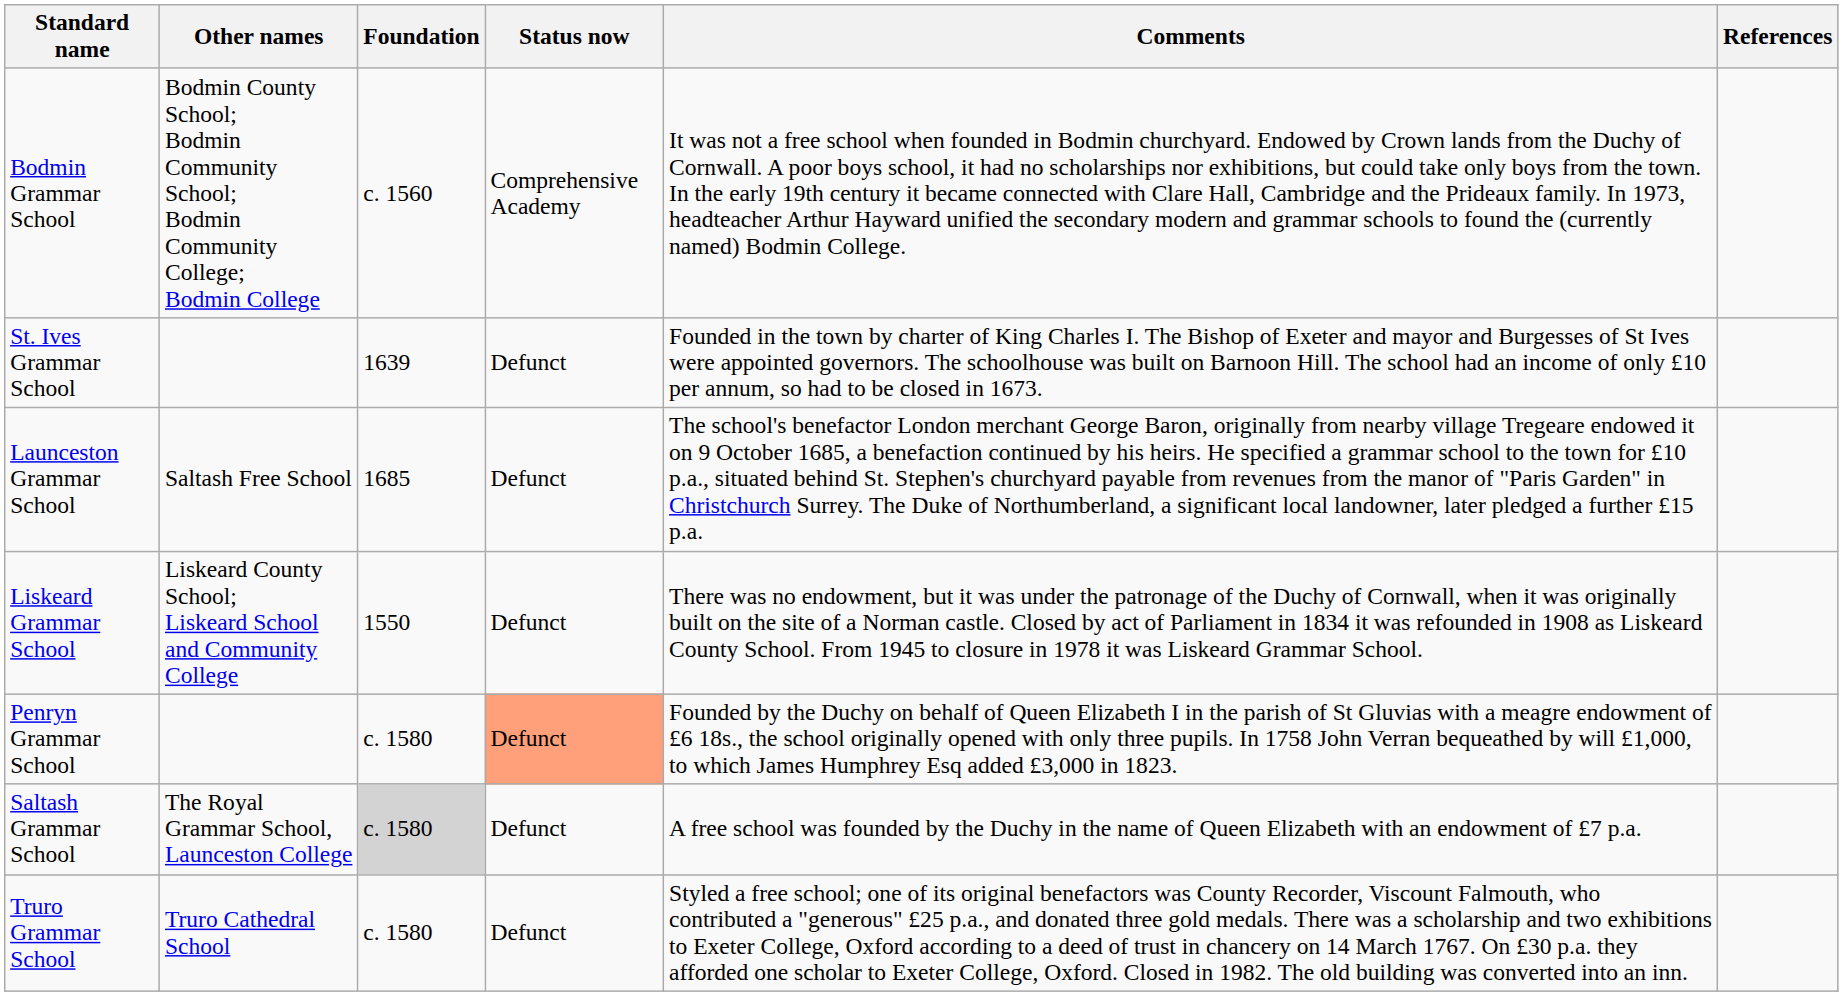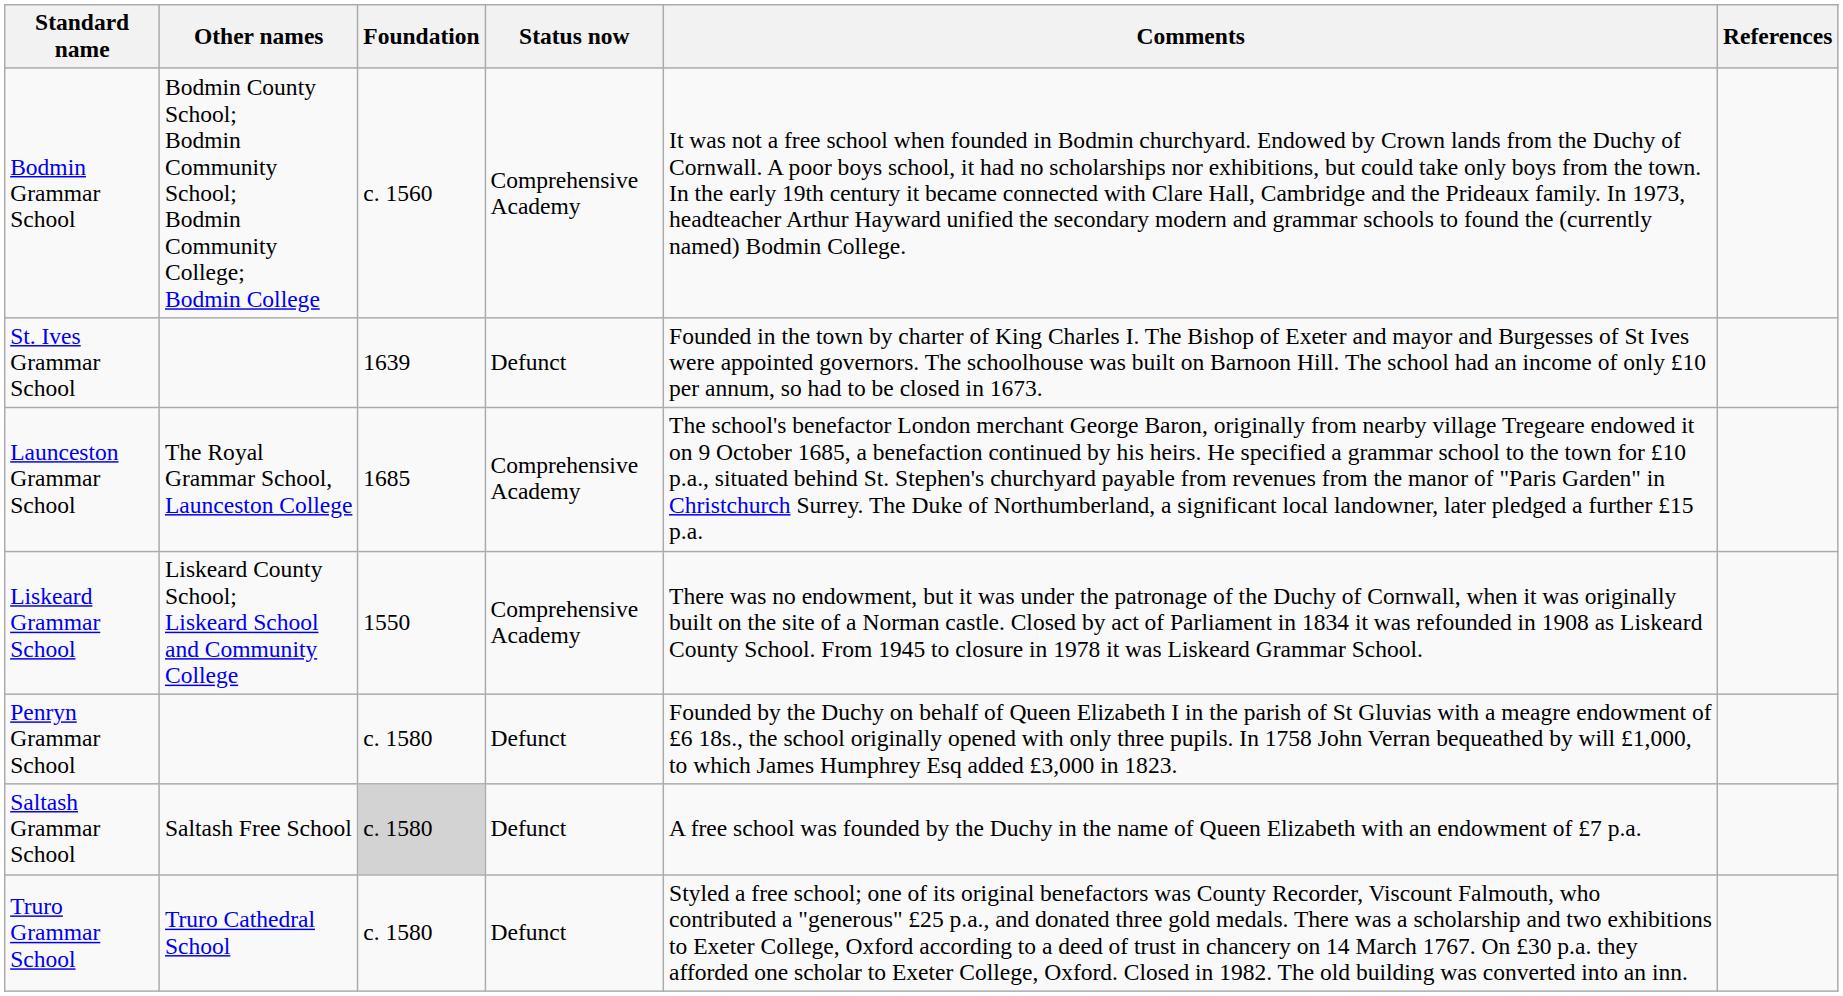(258, 479) Saltash Free School -> (259, 479) The Royal Grammar School, Launceston College
(528, 479) Defunct -> (564, 479) Comprehensive Academy
(528, 622) Defunct -> (564, 622) Comprehensive Academy
(528, 738) lightsalmon background -> (528, 738) no background
(259, 829) The Royal Grammar School, Launceston College -> (258, 829) Saltash Free School
